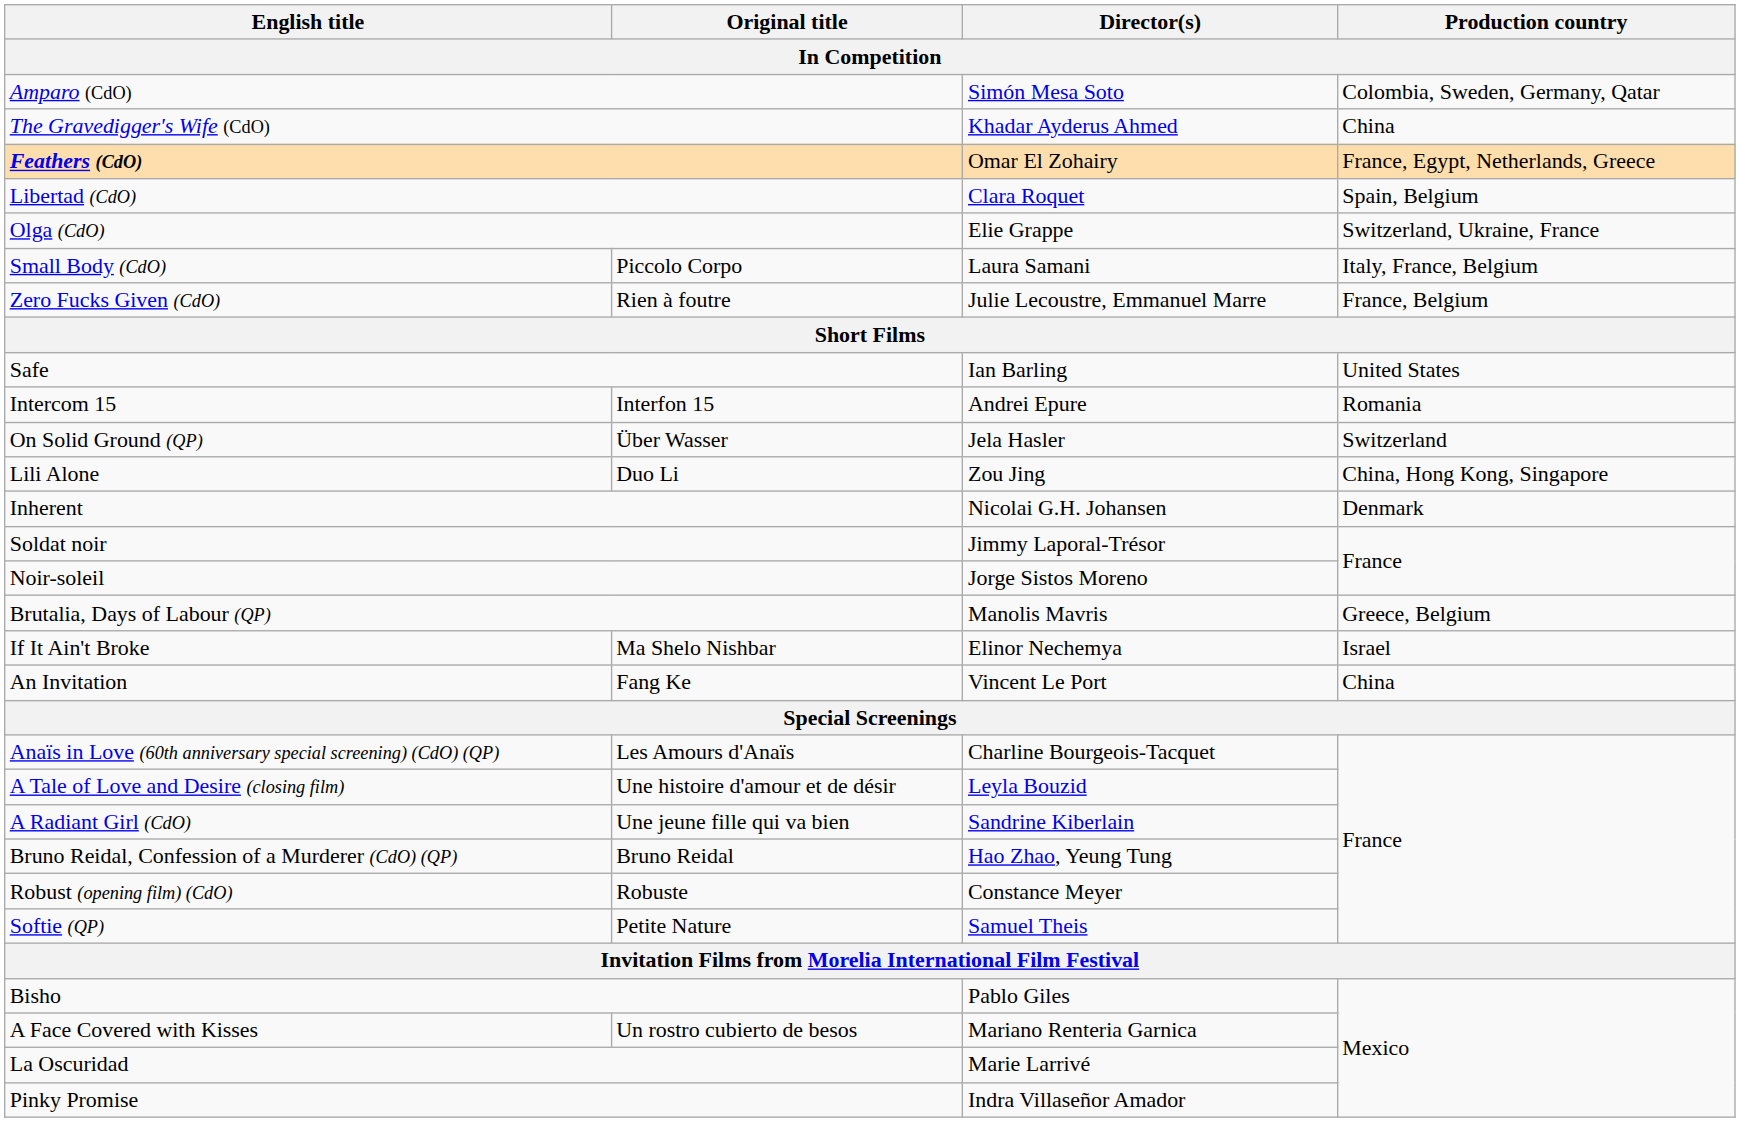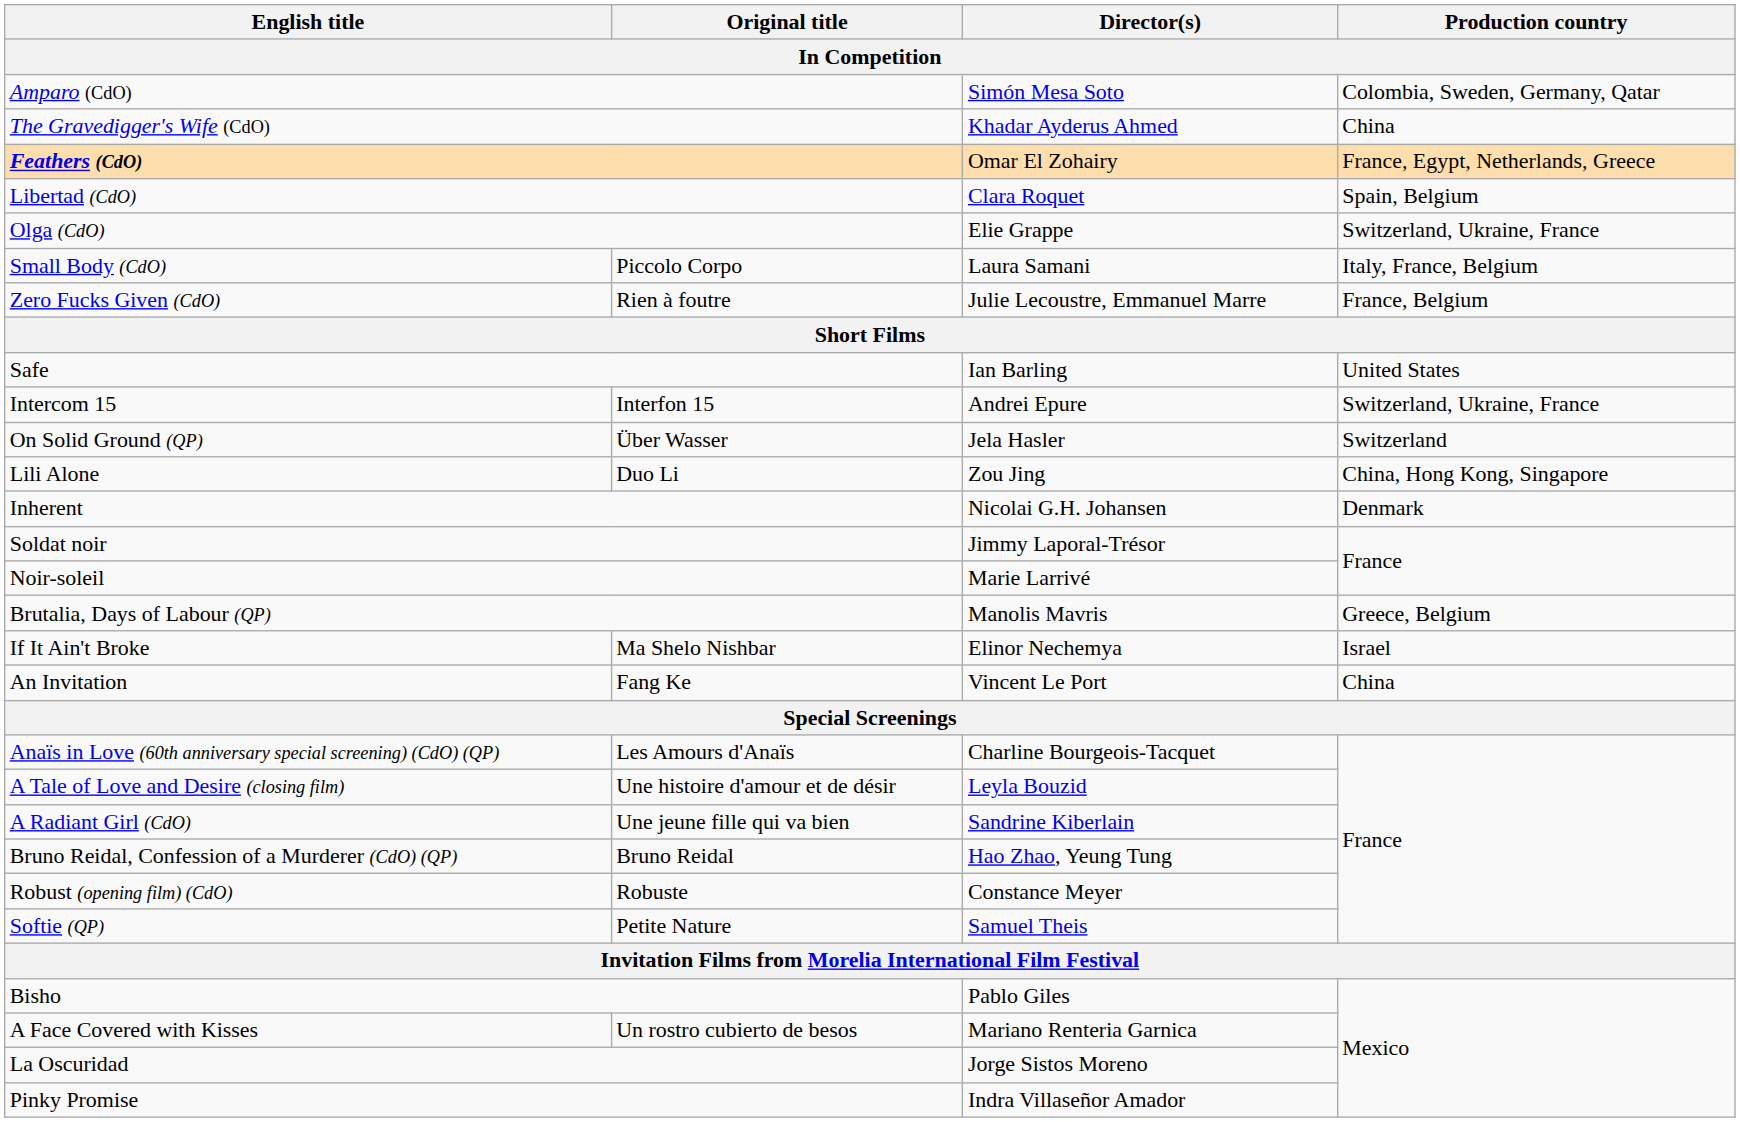(1382, 404) Romania -> (1471, 404) Switzerland, Ukraine, France
(1058, 578) Jorge Sistos Moreno -> (1029, 578) Marie Larrivé
(1029, 1064) Marie Larrivé -> (1058, 1064) Jorge Sistos Moreno
